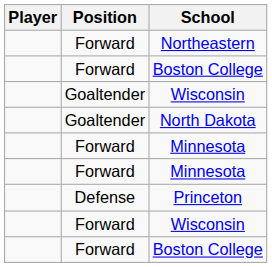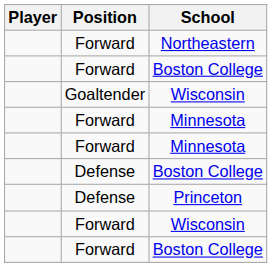- row: (105, 121)
+ row: (105, 172)
